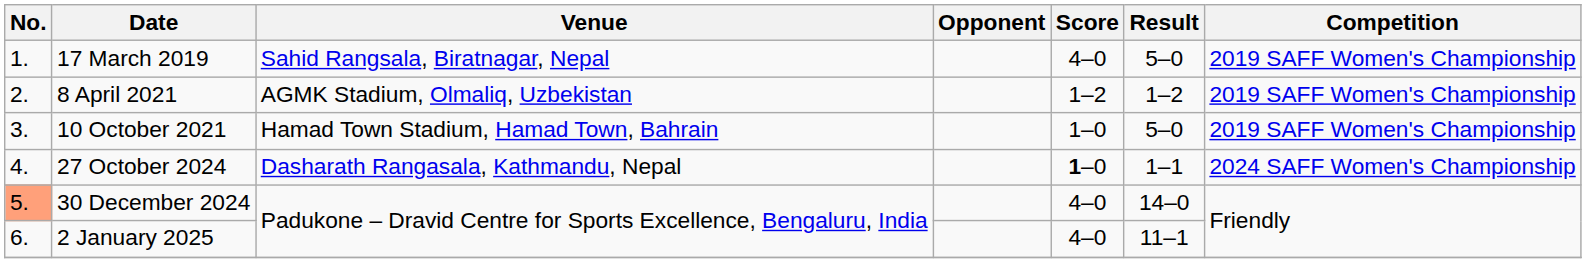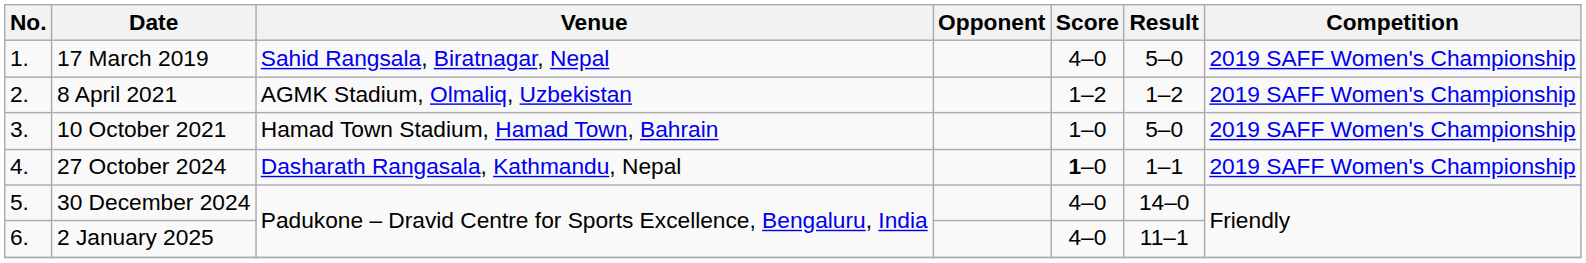(1393, 166) 2024 SAFF Women's Championship -> (1393, 166) 2019 SAFF Women's Championship
(19, 202) lightsalmon background -> (19, 202) no background
